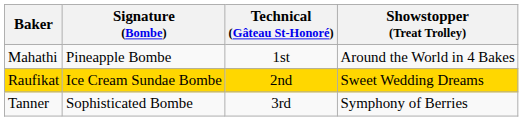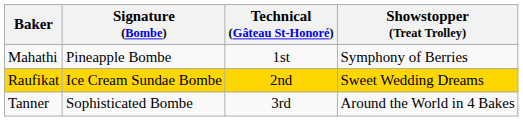(428, 56) Around the World in 4 Bakes -> (404, 56) Symphony of Berries
(404, 103) Symphony of Berries -> (428, 103) Around the World in 4 Bakes
